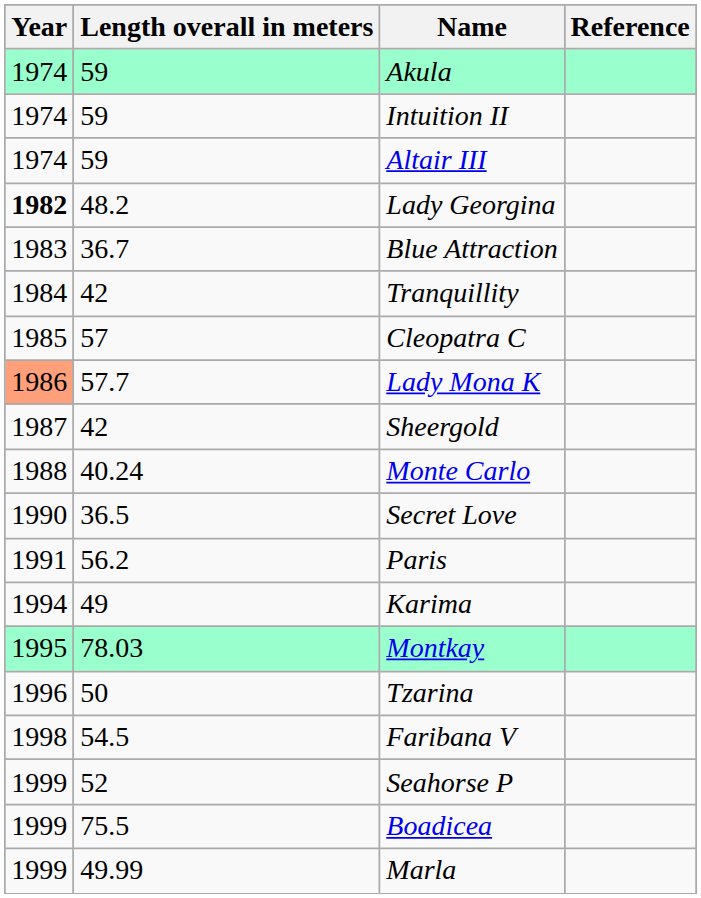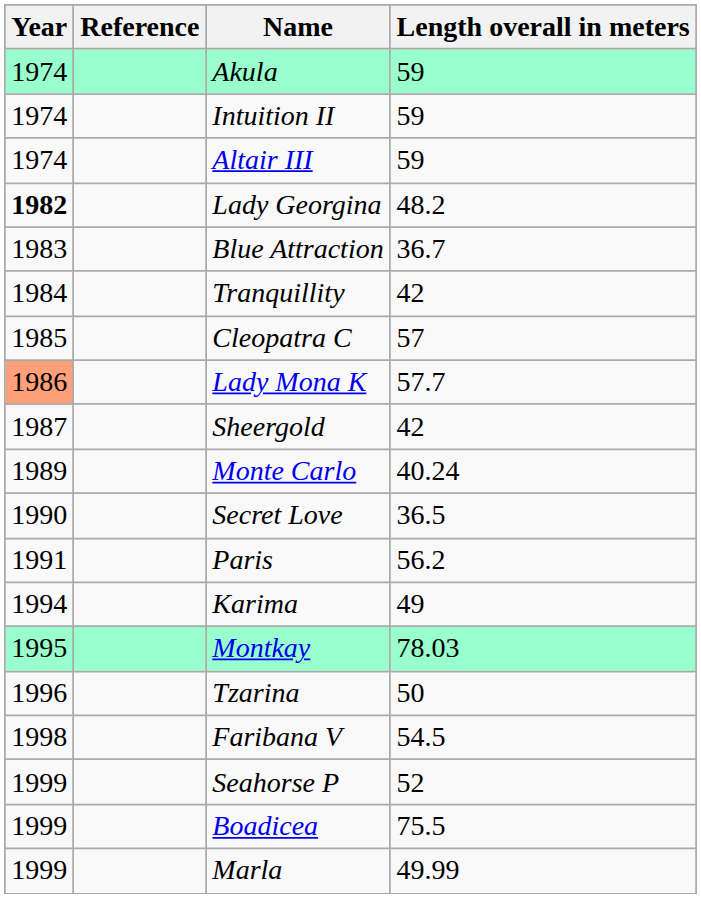columns swapped: (227, 26) <-> (630, 26)
(39, 470) 1988 -> (39, 470) 1989
